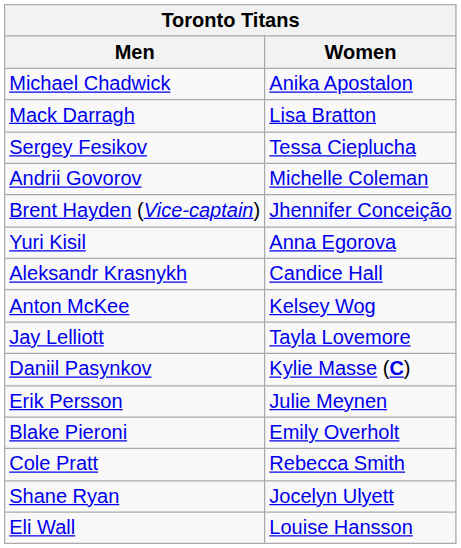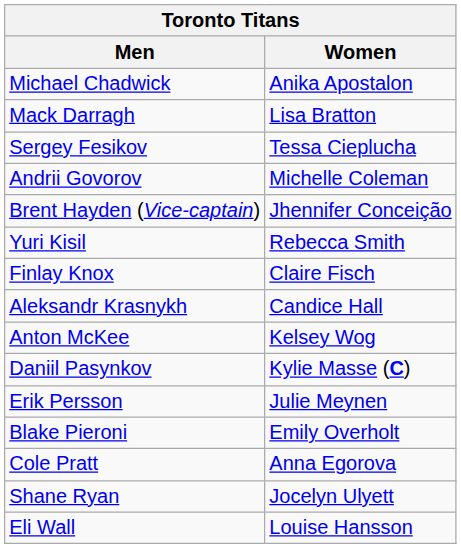(333, 242) Anna Egorova -> (337, 242) Rebecca Smith
+ row: (61, 274)
- row: (56, 337)
(337, 464) Rebecca Smith -> (333, 464) Anna Egorova
